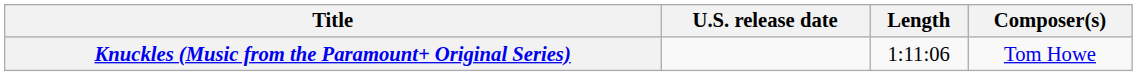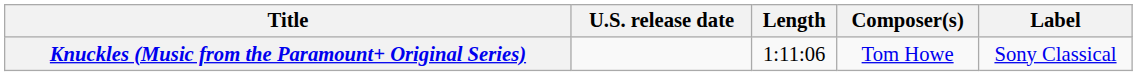+ column: (1055, 20)
